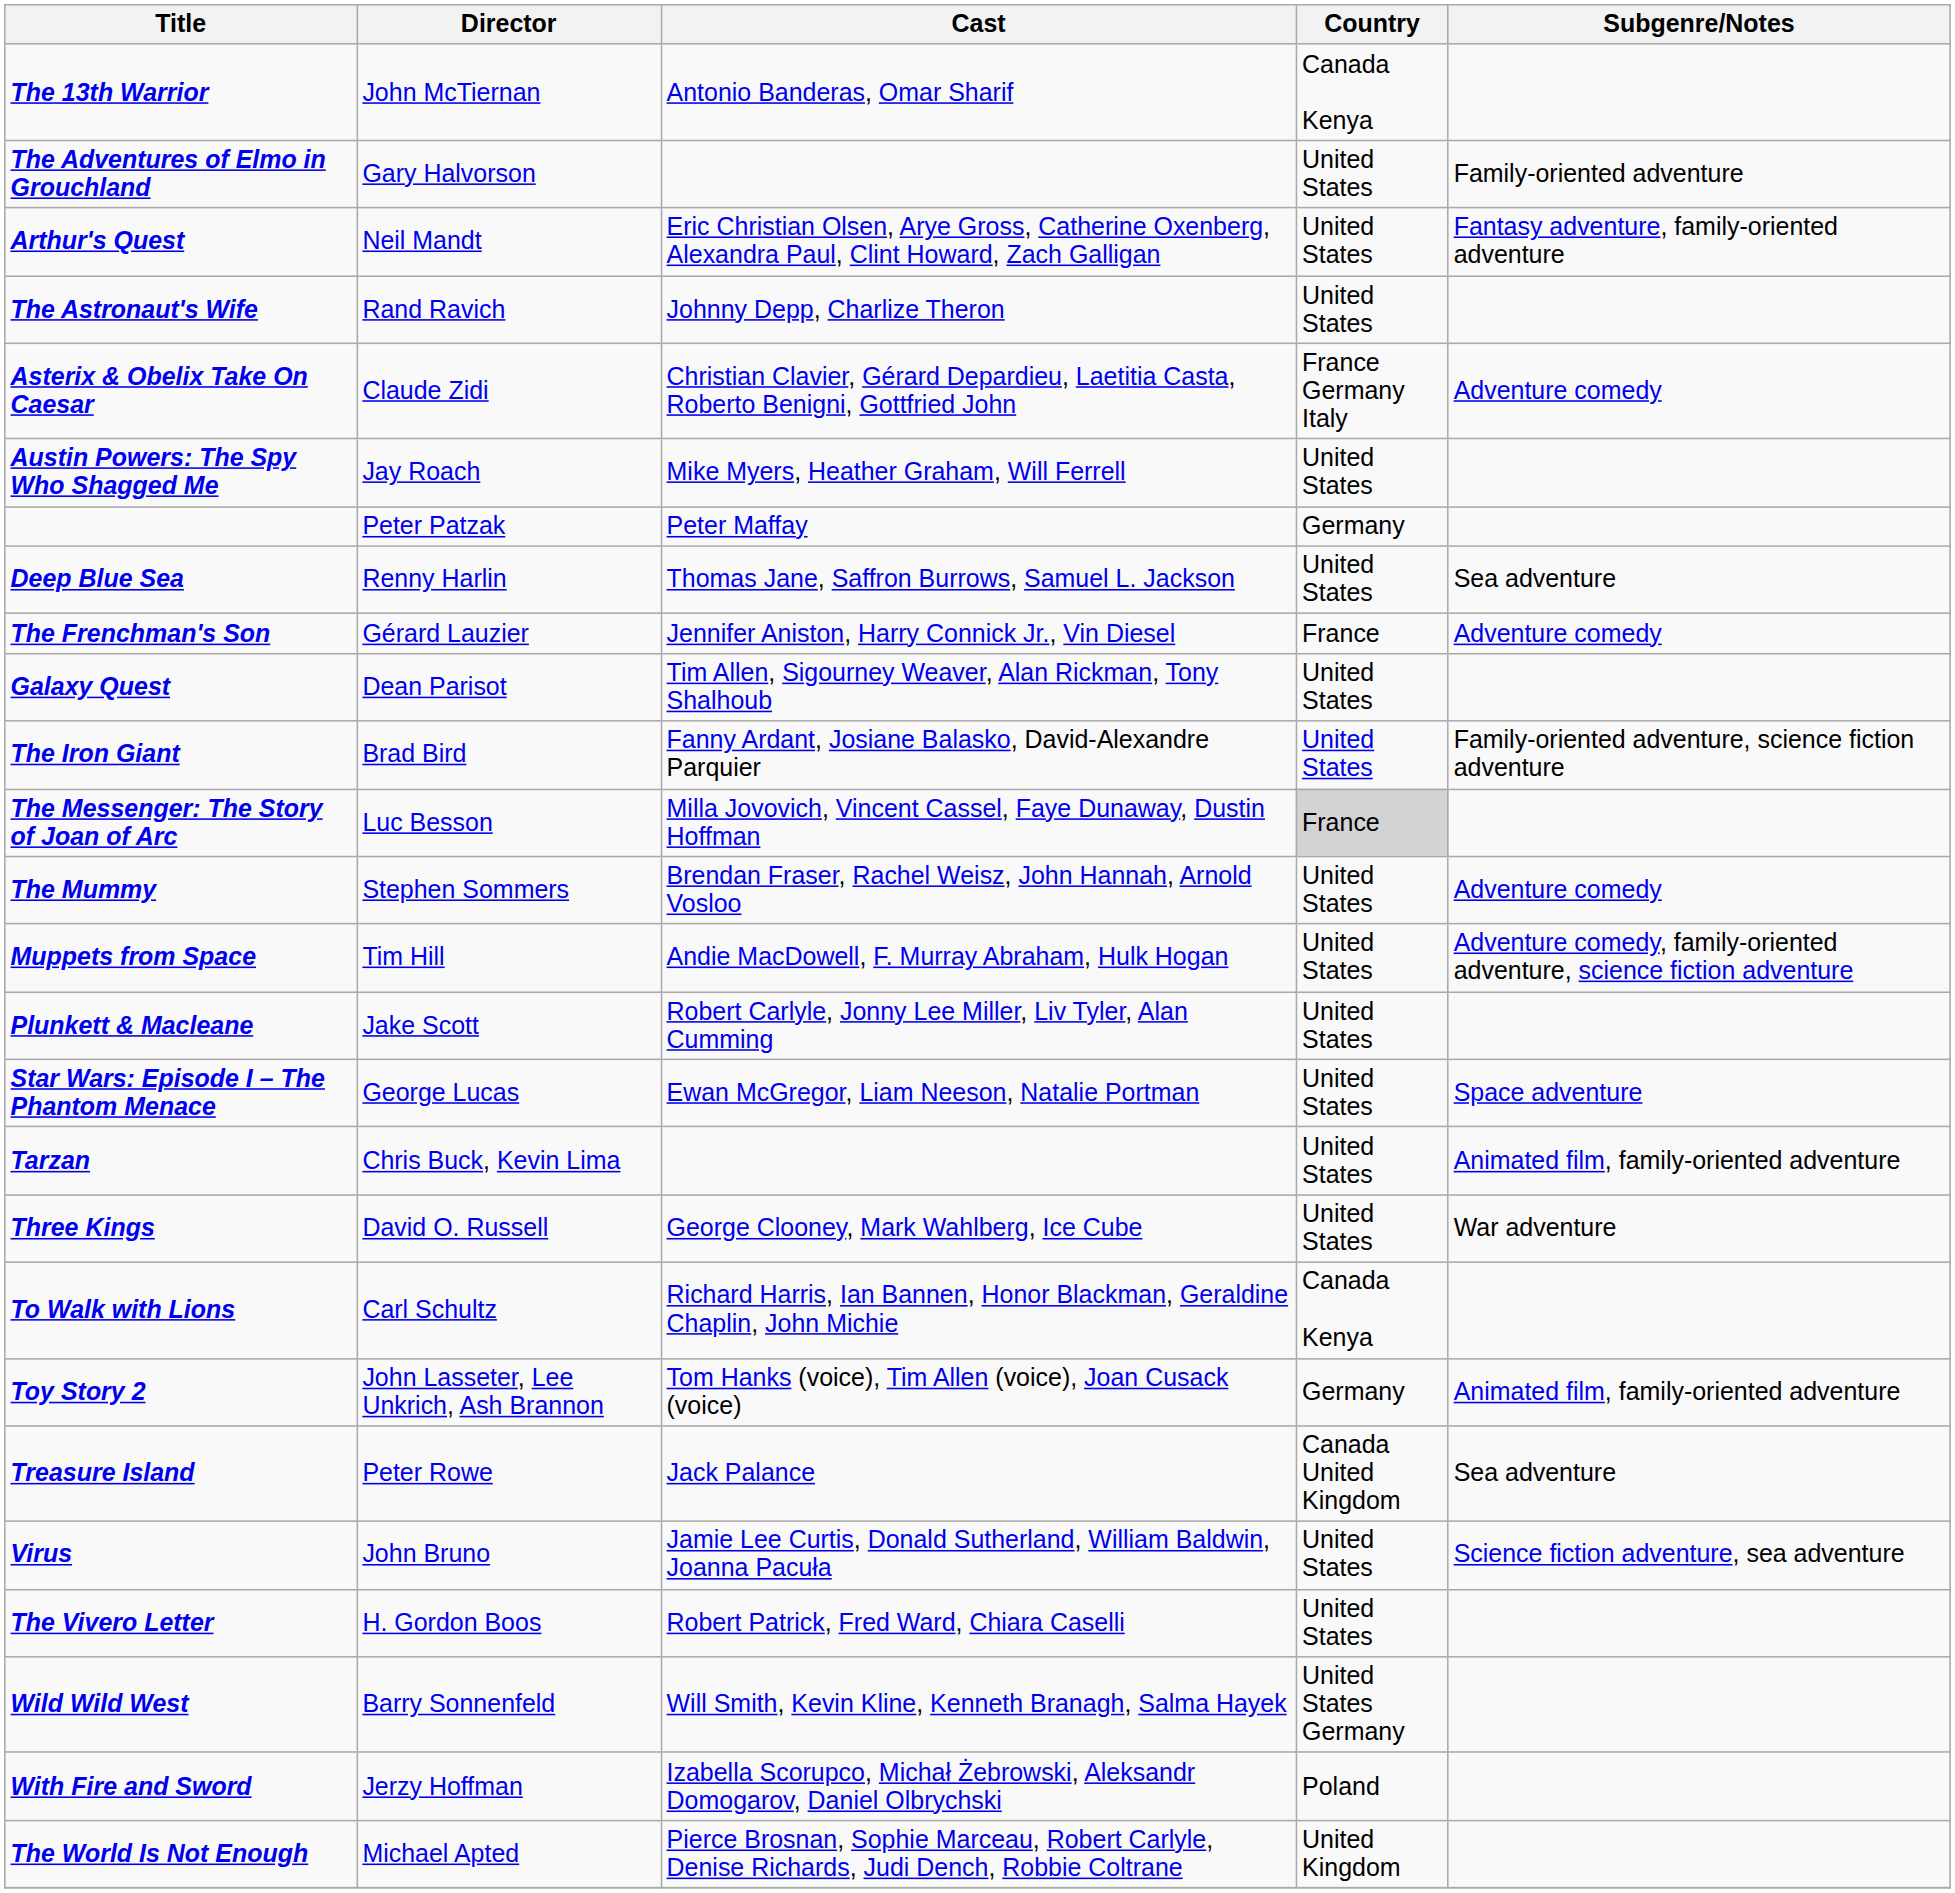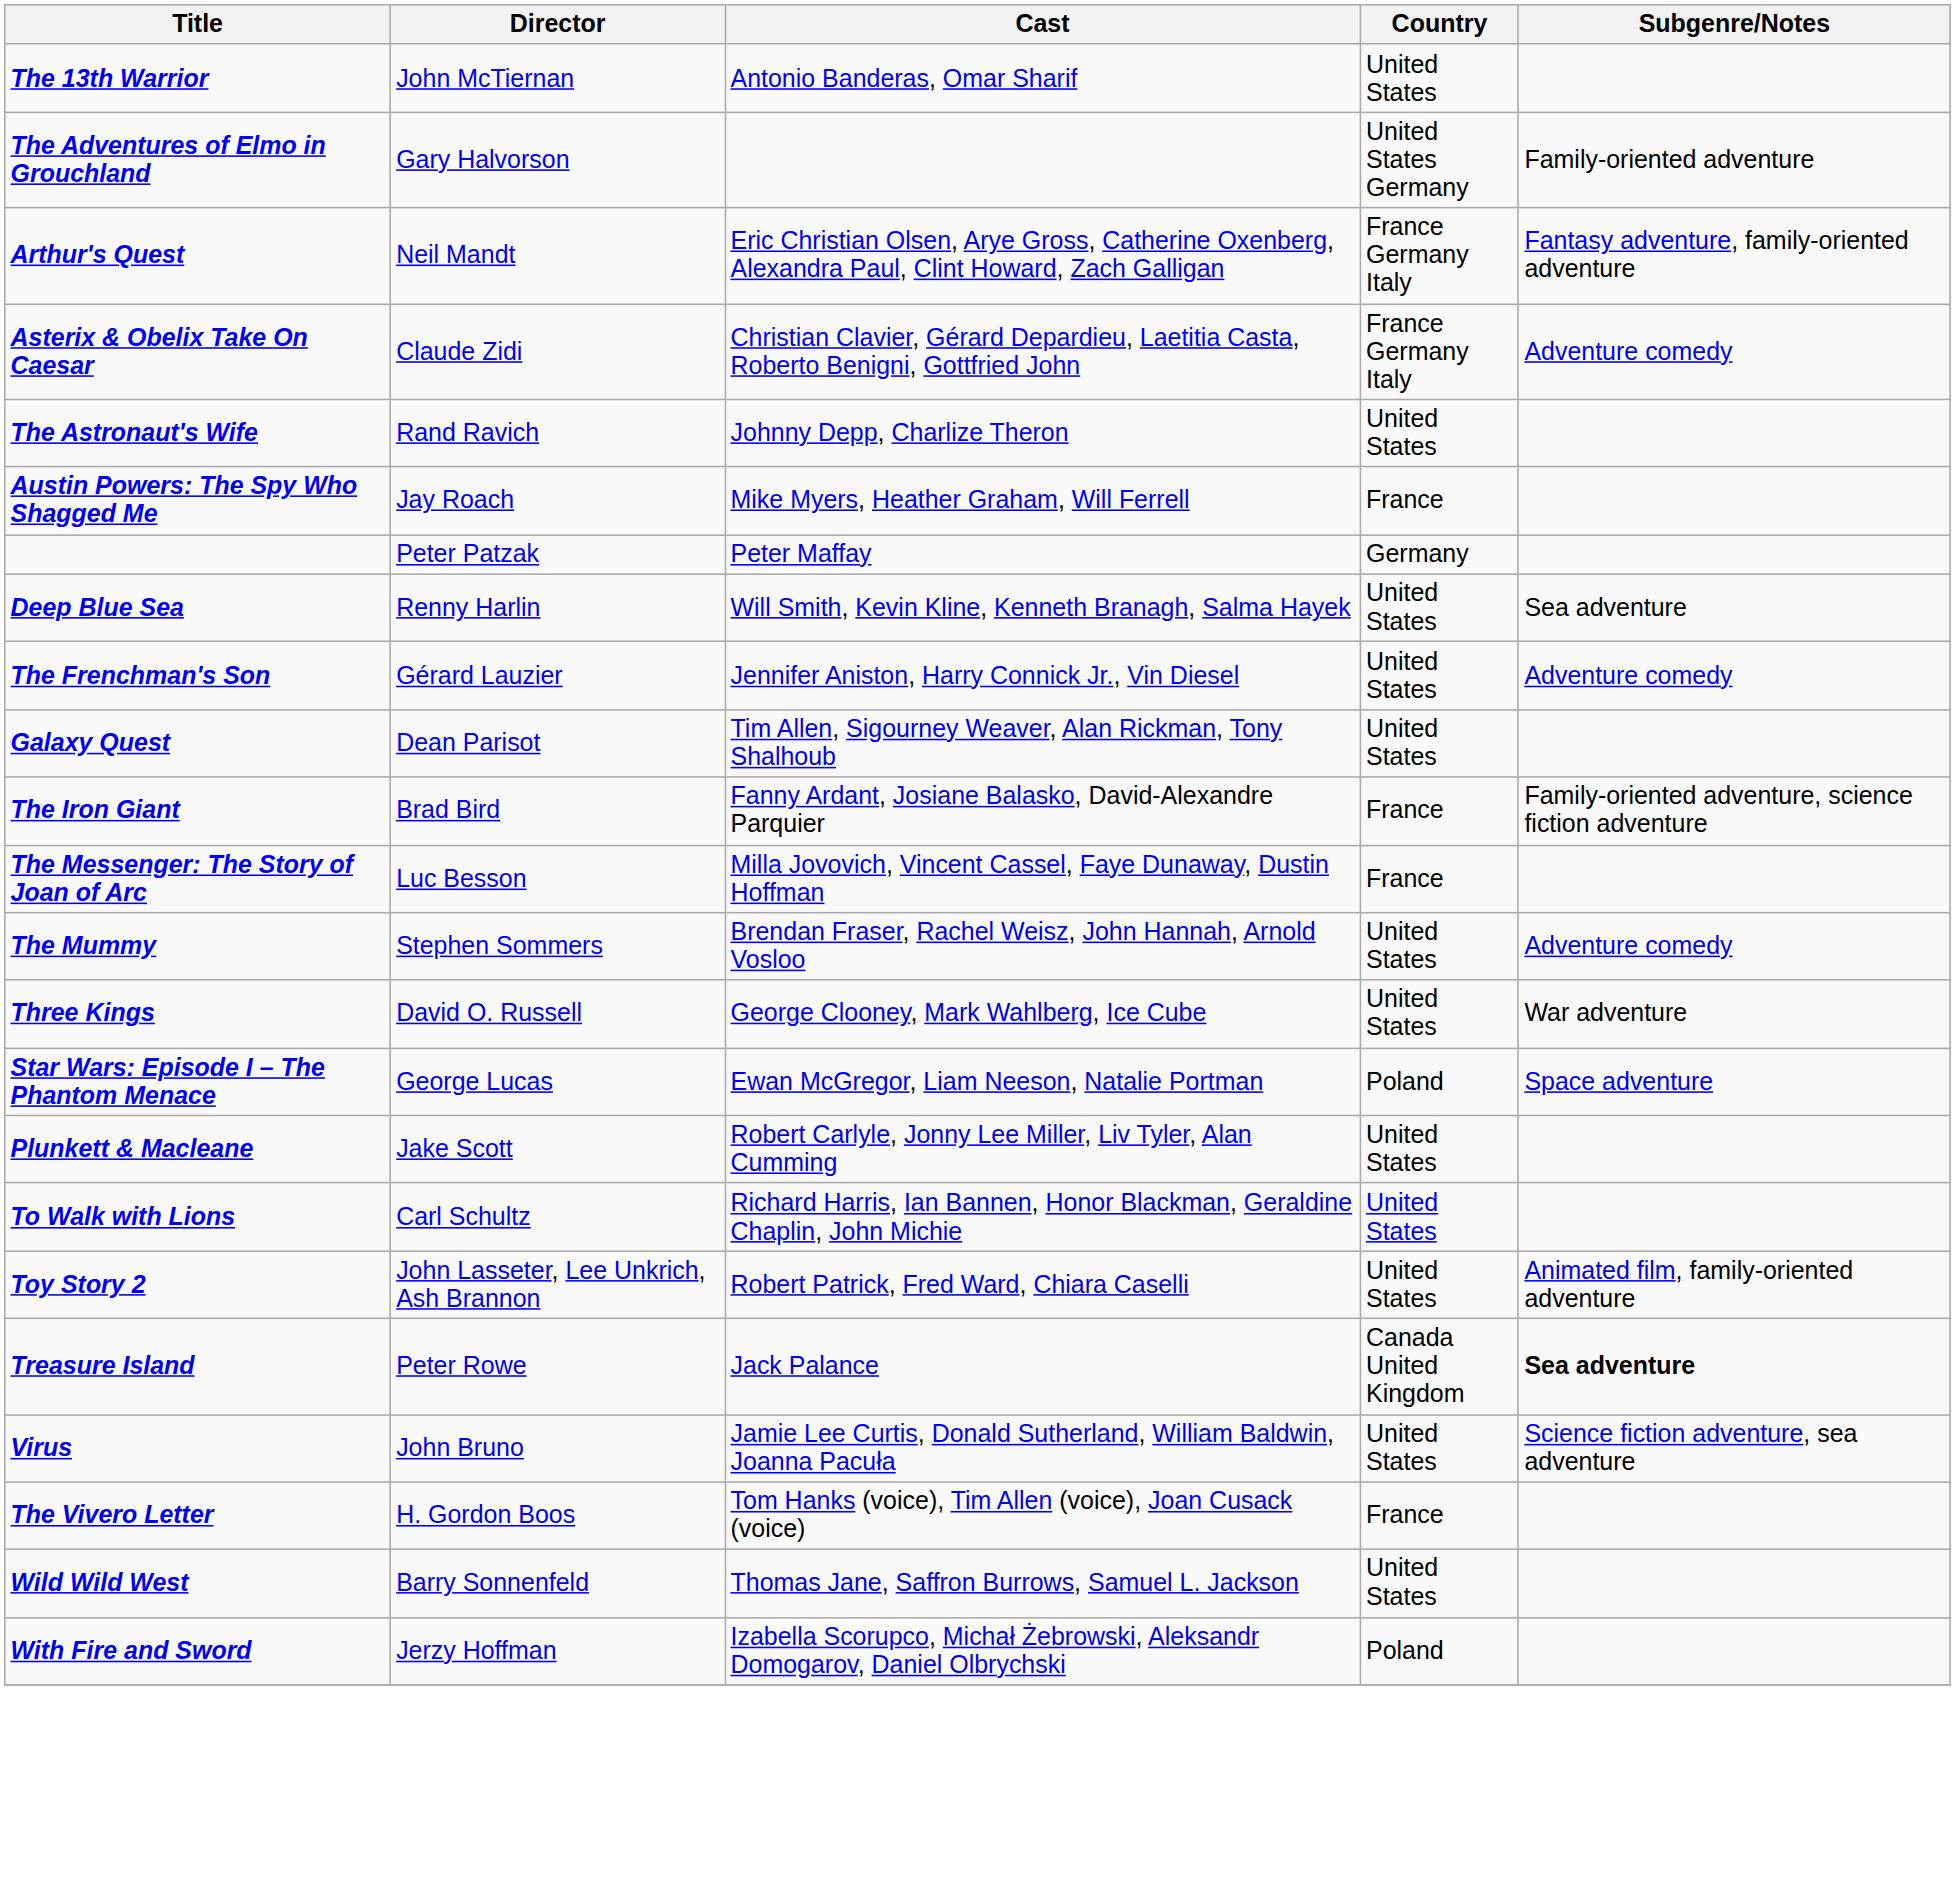(1346, 91) Canada Kenya -> (1402, 77) United States
(1338, 173) United States -> (1417, 159) United States Germany
(1338, 241) United States -> (1417, 255) France Germany Italy
rows swapped: (159, 390) <-> (134, 308)
(1338, 472) United States -> (1405, 500) France
(951, 579) Thomas Jane, Saffron Burrows, Samuel L. Jackson -> (1041, 607) Will Smith, Kevin Kline, Kenneth Branagh, Salma Hayek
(1341, 633) France -> (1402, 675) United States
(1338, 754) United States -> (1405, 810) France
(1341, 822) lightgrey background -> (1405, 878) no background
- row: (133, 957)
rows swapped: (132, 1025) <-> (83, 1228)
(1338, 1092) United States -> (1405, 1081) Poland
- row: (50, 1160)
(1346, 1309) Canada Kenya -> (1402, 1216) United States
(947, 1391) Tom Hanks (voice), Tim Allen (voice), Joan Cusack (voice) -> (960, 1284) Robert Patrick, Fred Ward, Chiara Caselli
(1353, 1391) Germany -> (1402, 1284) United States
(1535, 1473) normal -> (1610, 1366) bold
(896, 1622) Robert Patrick, Fred Ward, Chiara Caselli -> (1011, 1515) Tom Hanks (voice), Tim Allen (voice), Joan Cusack (voice)
(1338, 1622) United States -> (1405, 1515) France
(977, 1704) Will Smith, Kevin Kline, Kenneth Branagh, Salma Hayek -> (1015, 1583) Thomas Jane, Saffron Burrows, Samuel L. Jackson
(1353, 1704) United States Germany -> (1402, 1583) United States
- row: (159, 1853)
